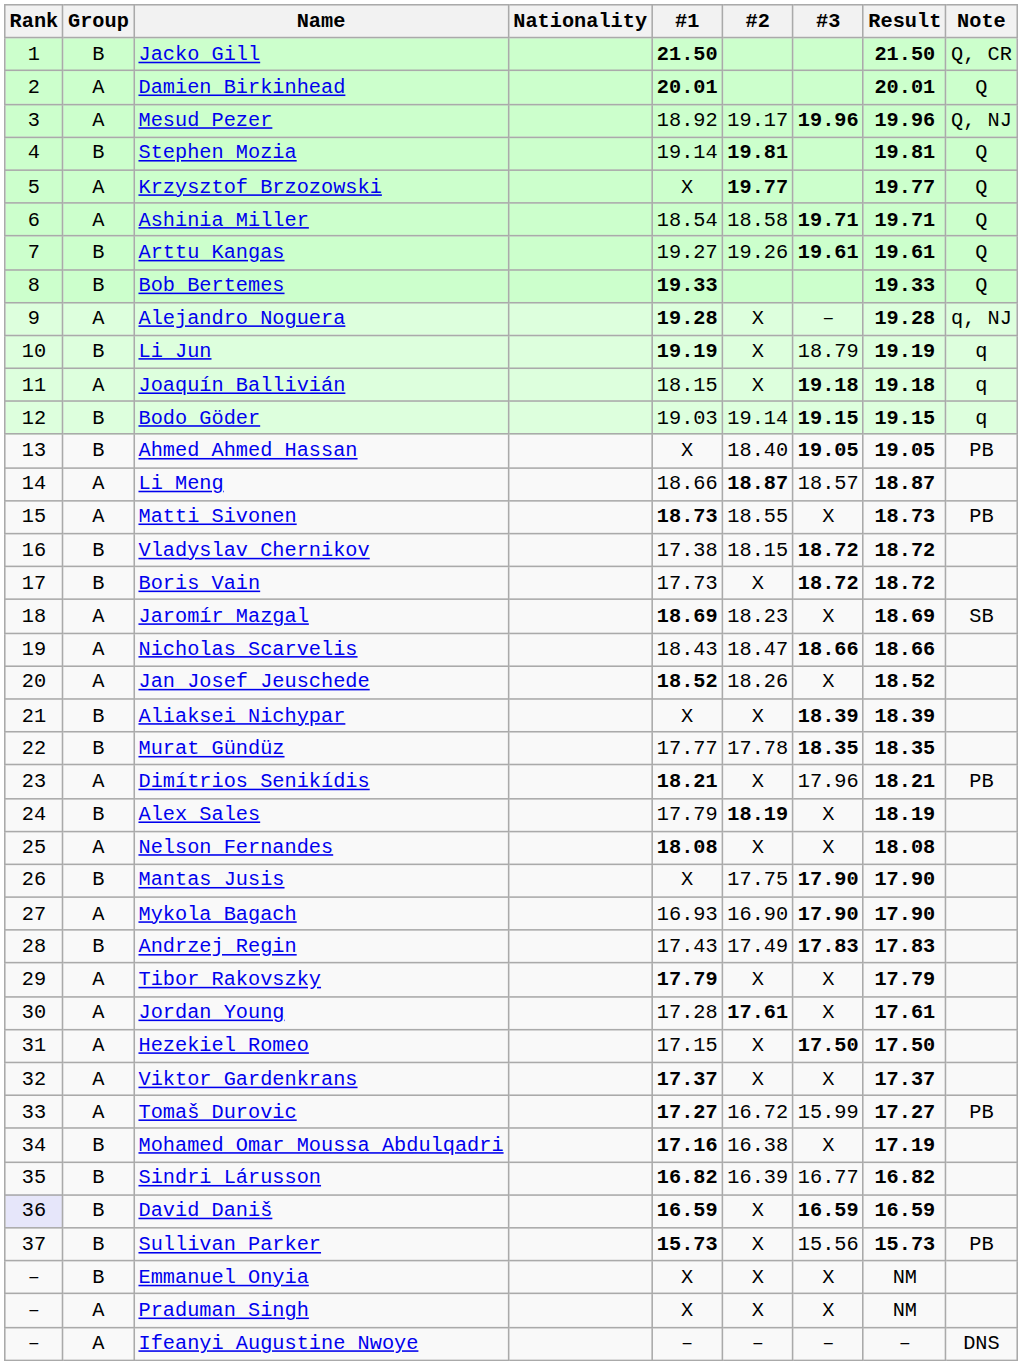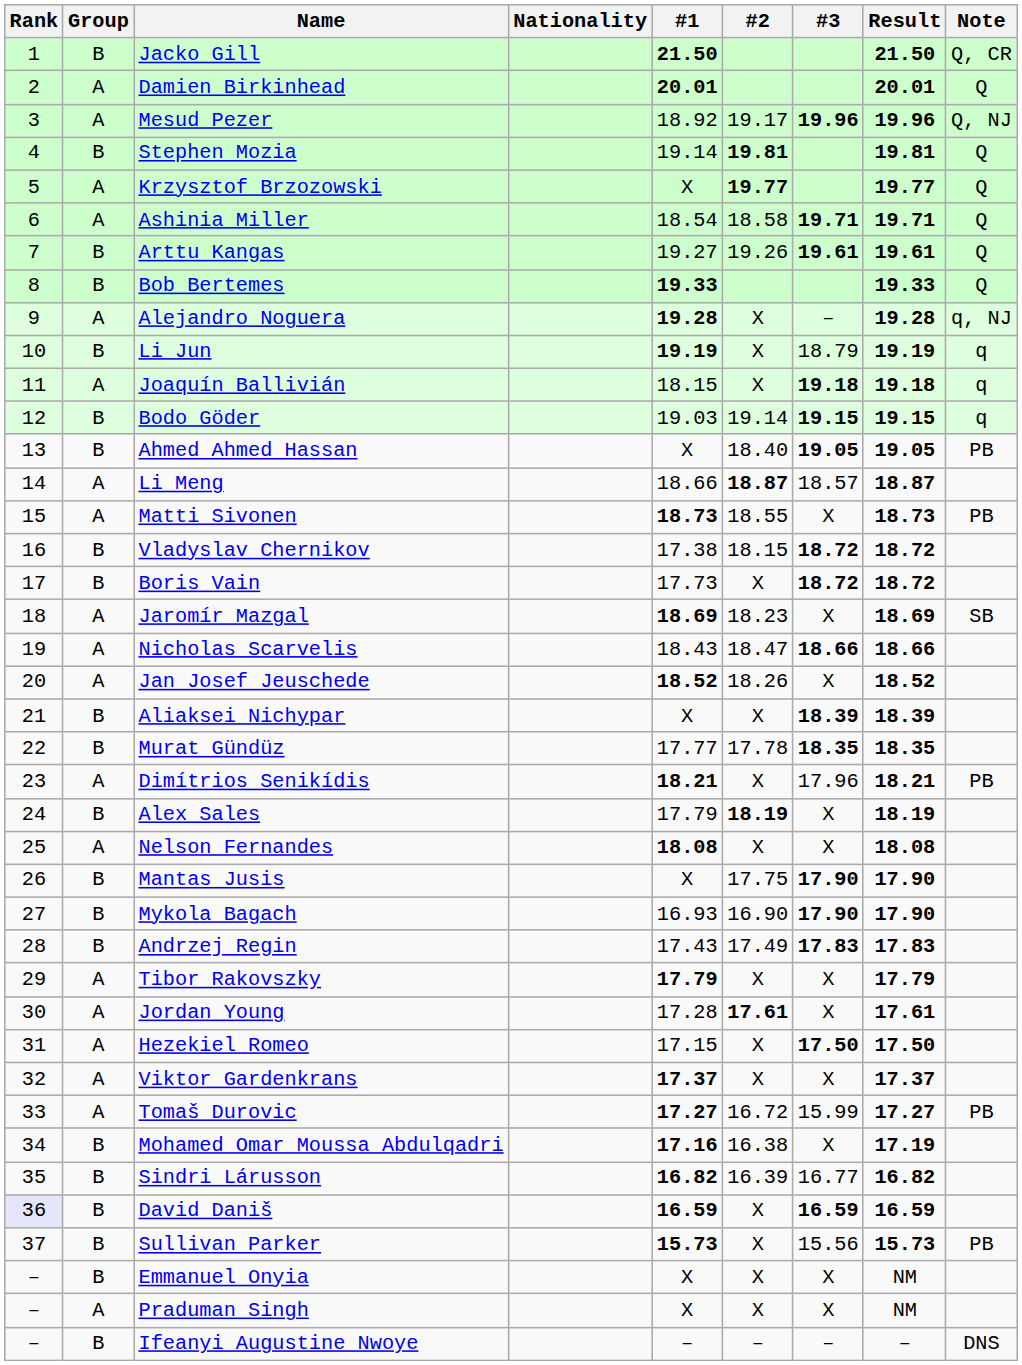(98, 914) A -> (98, 914) B
(98, 1343) A -> (98, 1343) B
